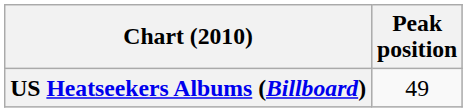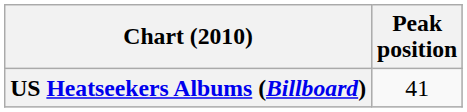(417, 87) 49 -> (417, 87) 41
